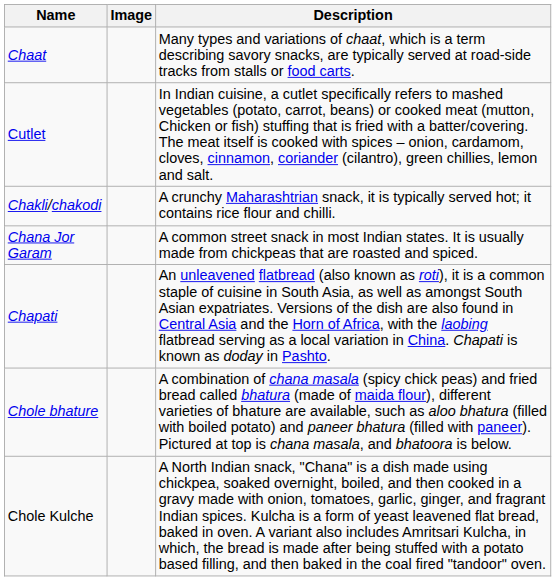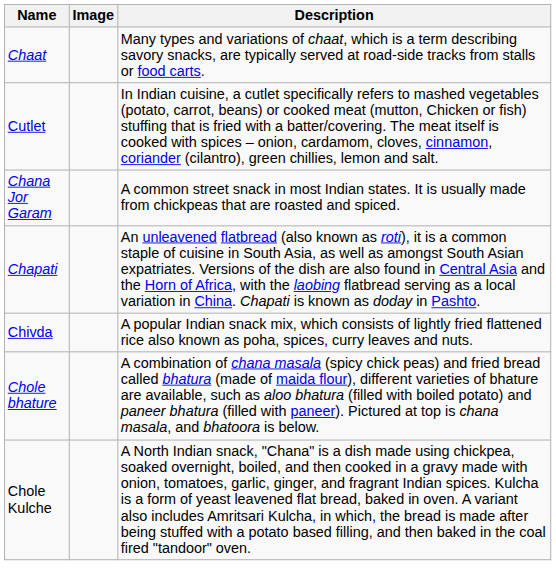- row: (55, 205)
+ row: (30, 332)
